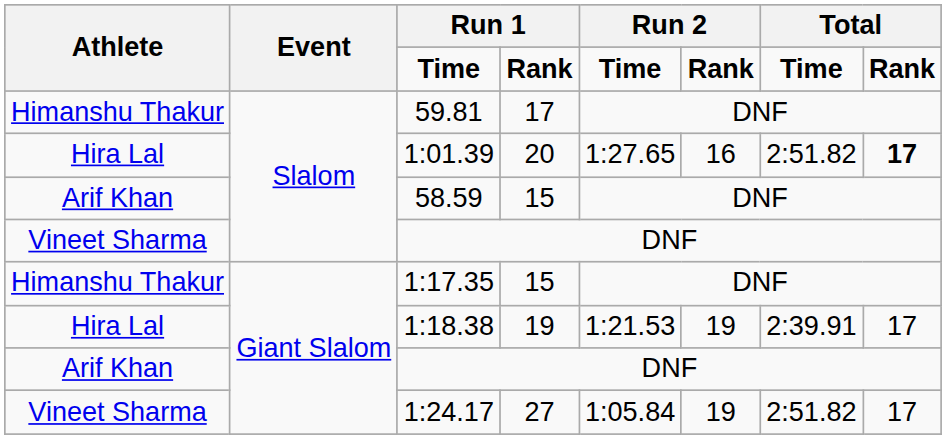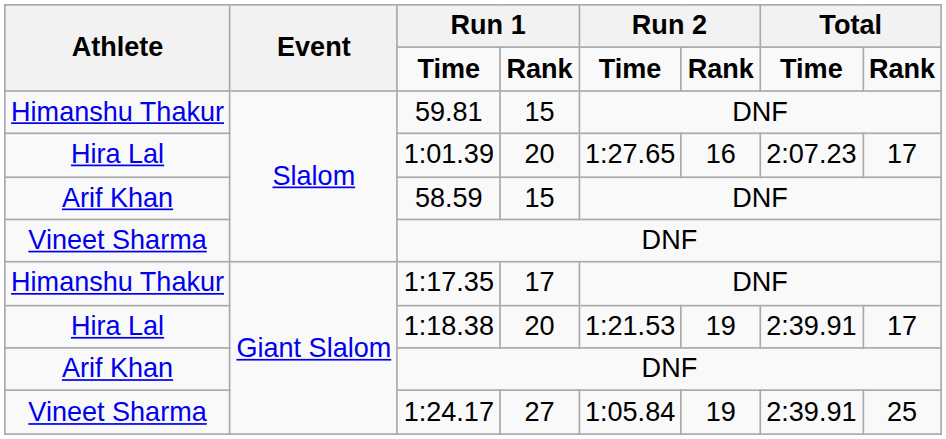(539, 111) 17 -> (539, 111) 15
(811, 154) 2:51.82 -> (811, 154) 2:07.23
(902, 154) bold -> (902, 154) normal
(539, 283) 15 -> (539, 283) 17
(539, 326) 19 -> (539, 326) 20
(811, 411) 2:51.82 -> (811, 411) 2:39.91
(902, 411) 17 -> (902, 411) 25
